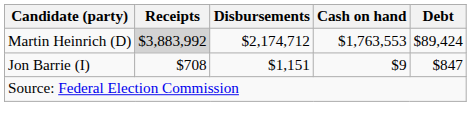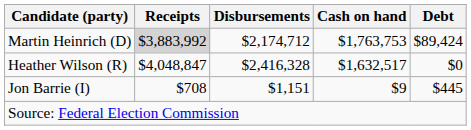(372, 40) $1,763,553 -> (372, 40) $1,763,753
+ row: (67, 64)
(448, 64) $847 -> (448, 88) $445
